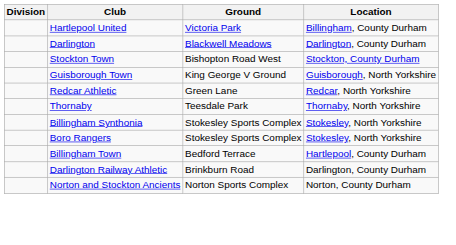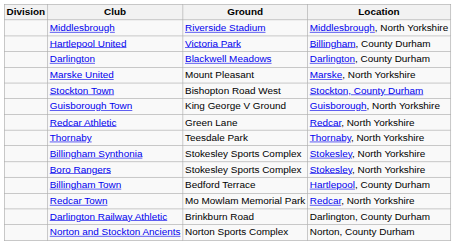+ row: (82, 28)
+ row: (82, 75)
+ row: (79, 201)
